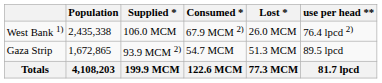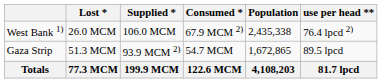columns swapped: (93, 13) <-> (273, 13)
